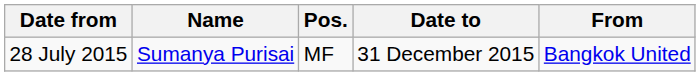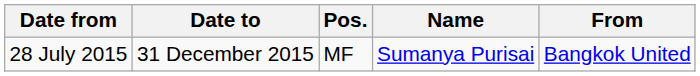columns swapped: (446, 20) <-> (216, 20)
